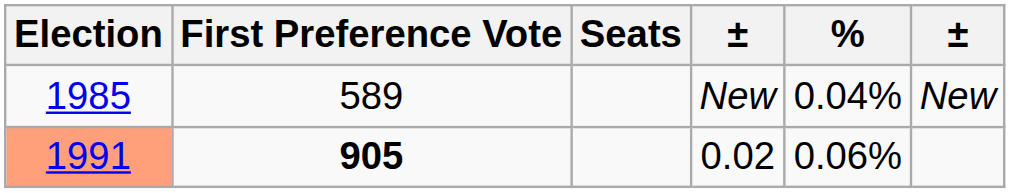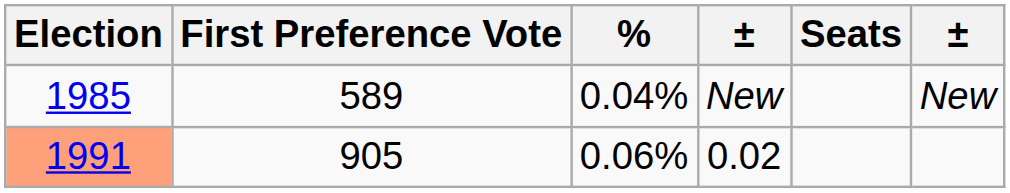columns swapped: (848, 34) <-> (631, 34)
(371, 156) bold -> (371, 156) normal
